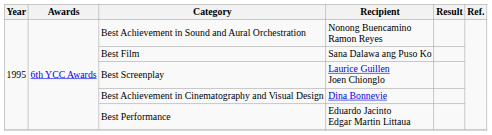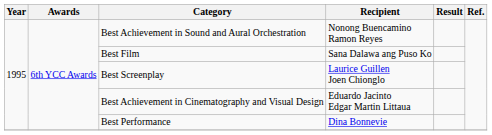(358, 96) Dina Bonnevie -> (369, 101) Eduardo Jacinto Edgar Martin Littaua
(369, 117) Eduardo Jacinto Edgar Martin Littaua -> (358, 122) Dina Bonnevie
